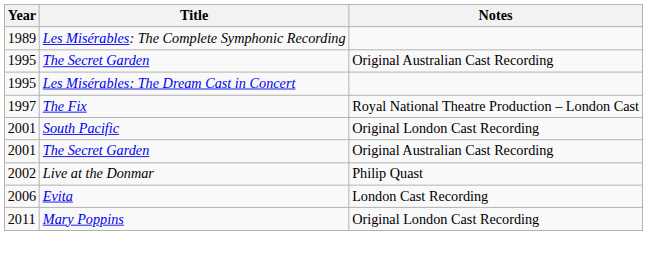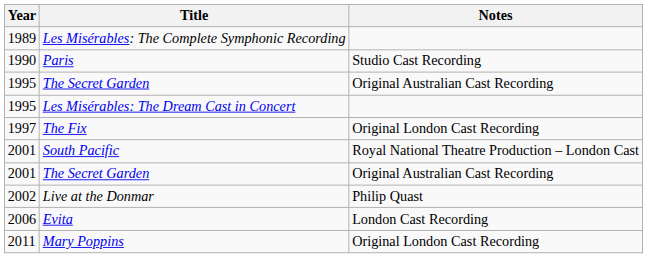+ row: (22, 60)
(496, 106) Royal National Theatre Production – London Cast -> (446, 128) Original London Cast Recording
(446, 128) Original London Cast Recording -> (496, 151) Royal National Theatre Production – London Cast
